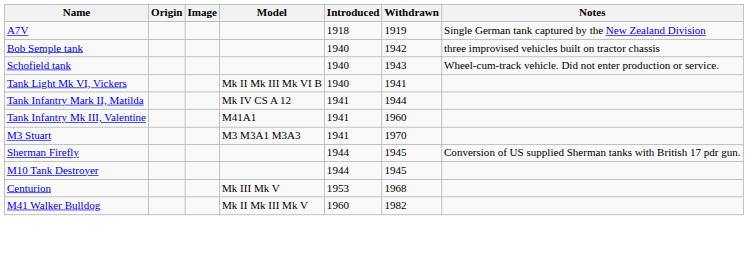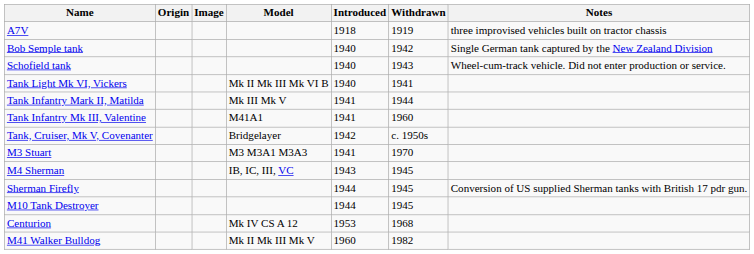(575, 30) Single German tank captured by the New Zealand Division -> (559, 30) three improvised vehicles built on tractor chassis
(552, 48) three improvised vehicles built on tractor chassis -> (582, 48) Single German tank captured by the New Zealand Division
(257, 100) Mk IV CS A 12 -> (258, 100) Mk III Mk V
+ row: (80, 135)
+ row: (36, 170)
(251, 188) Mk III Mk V -> (263, 223) Mk IV CS A 12
